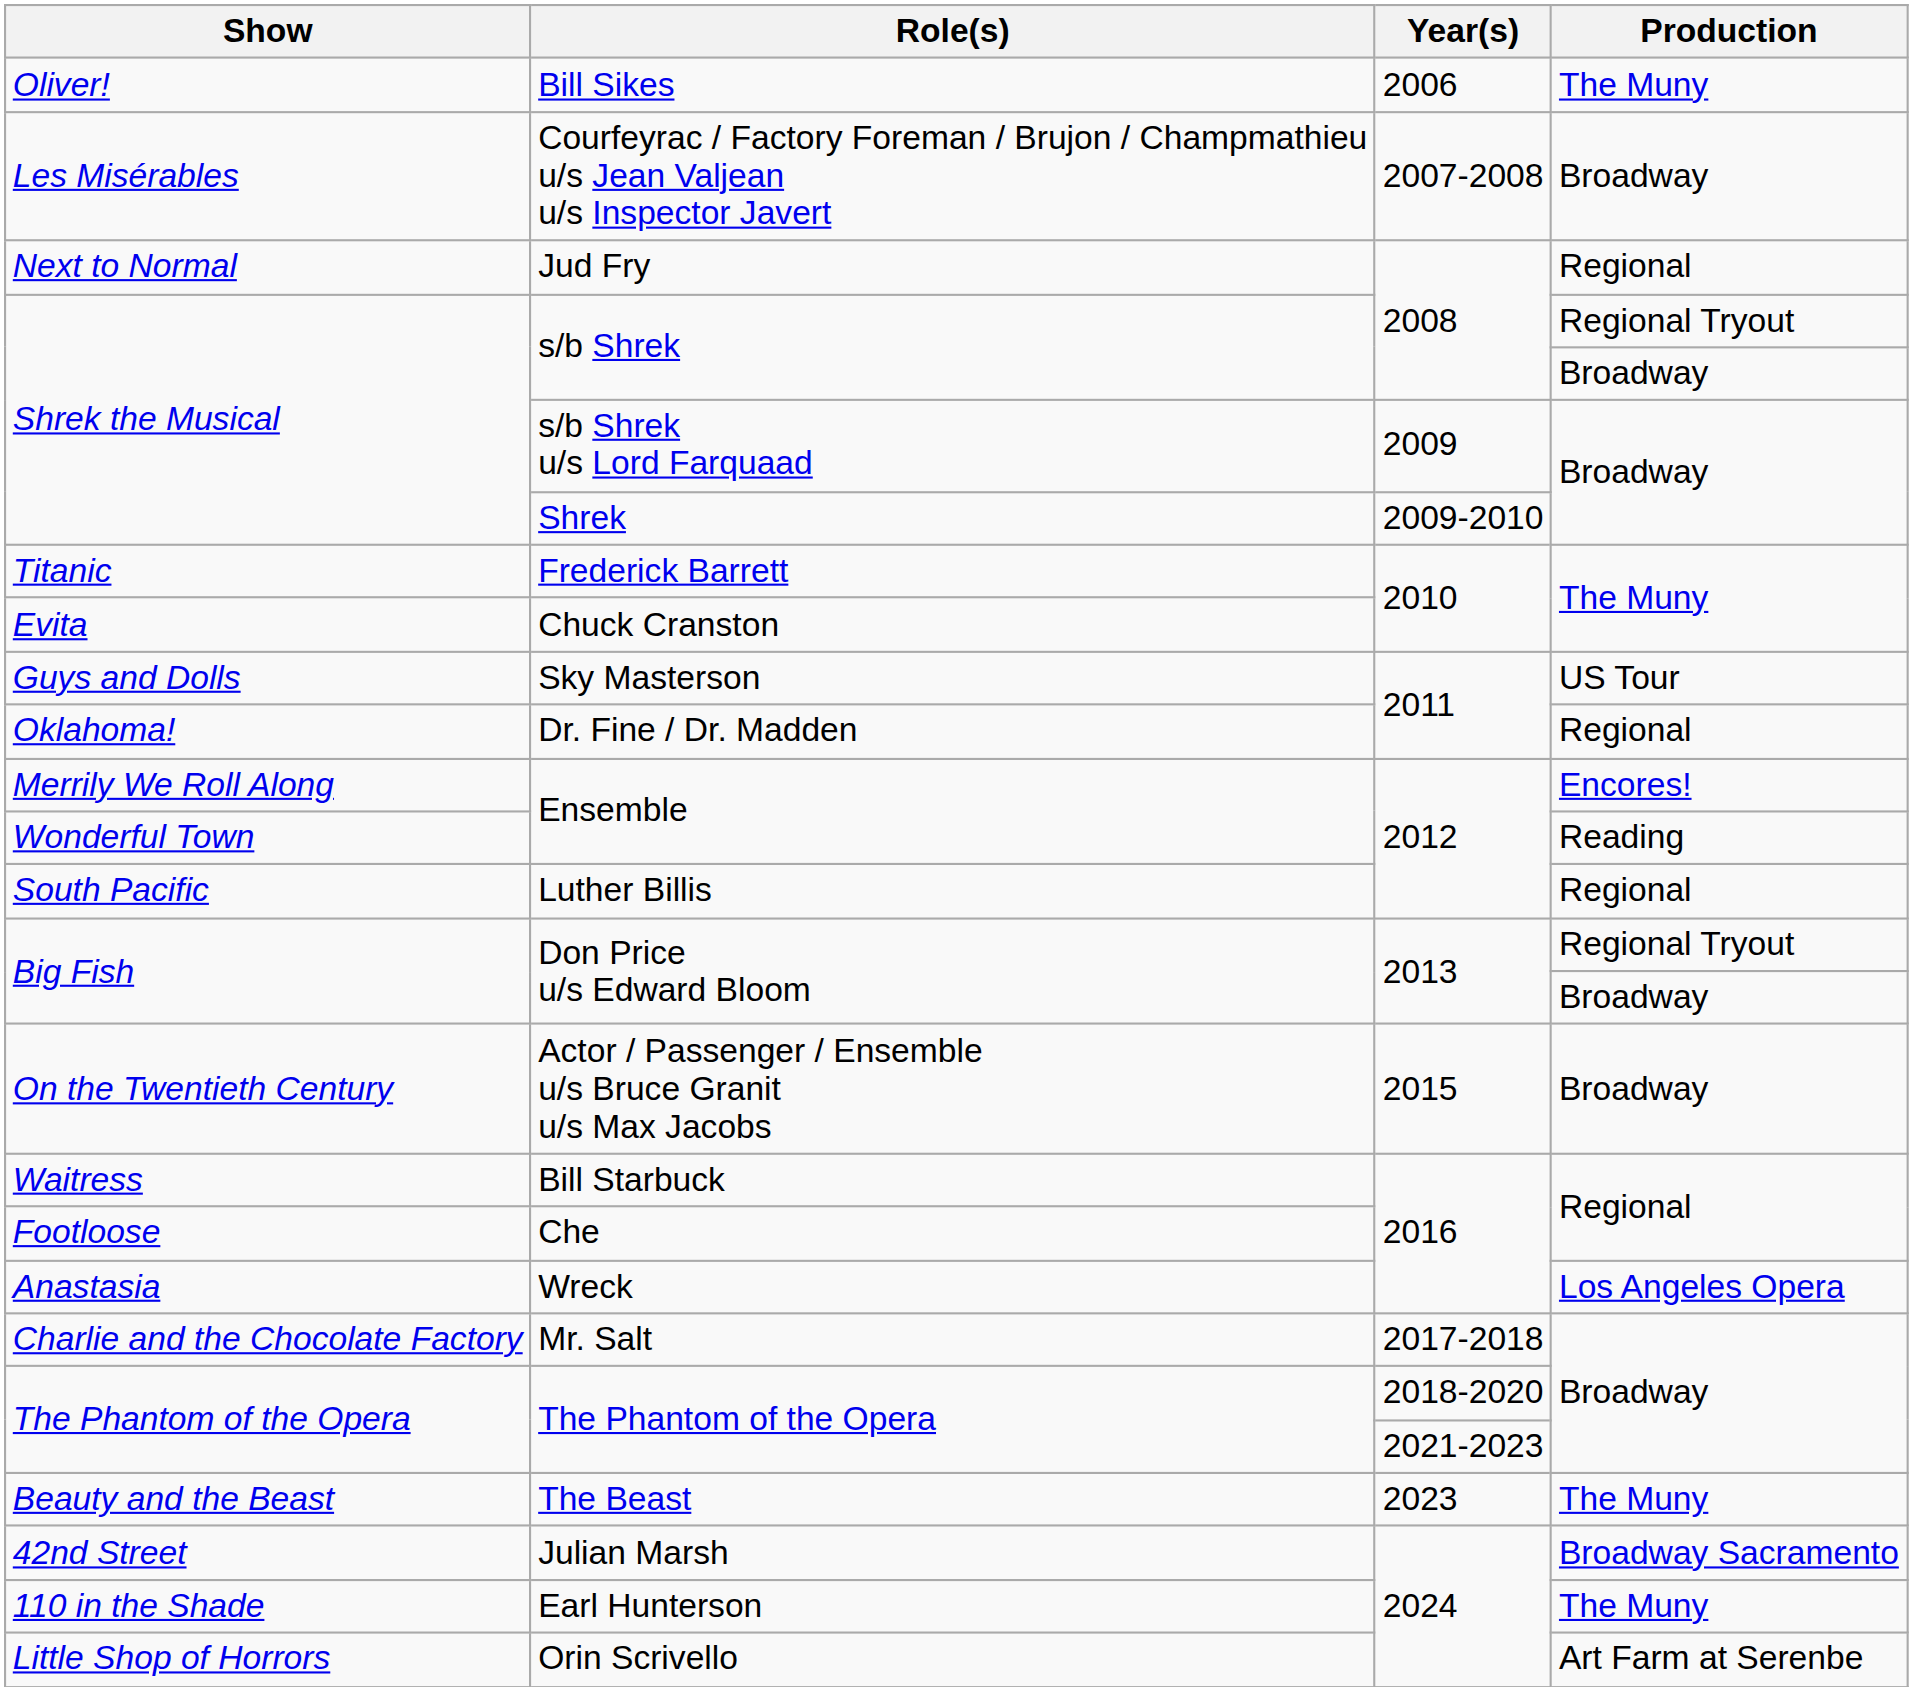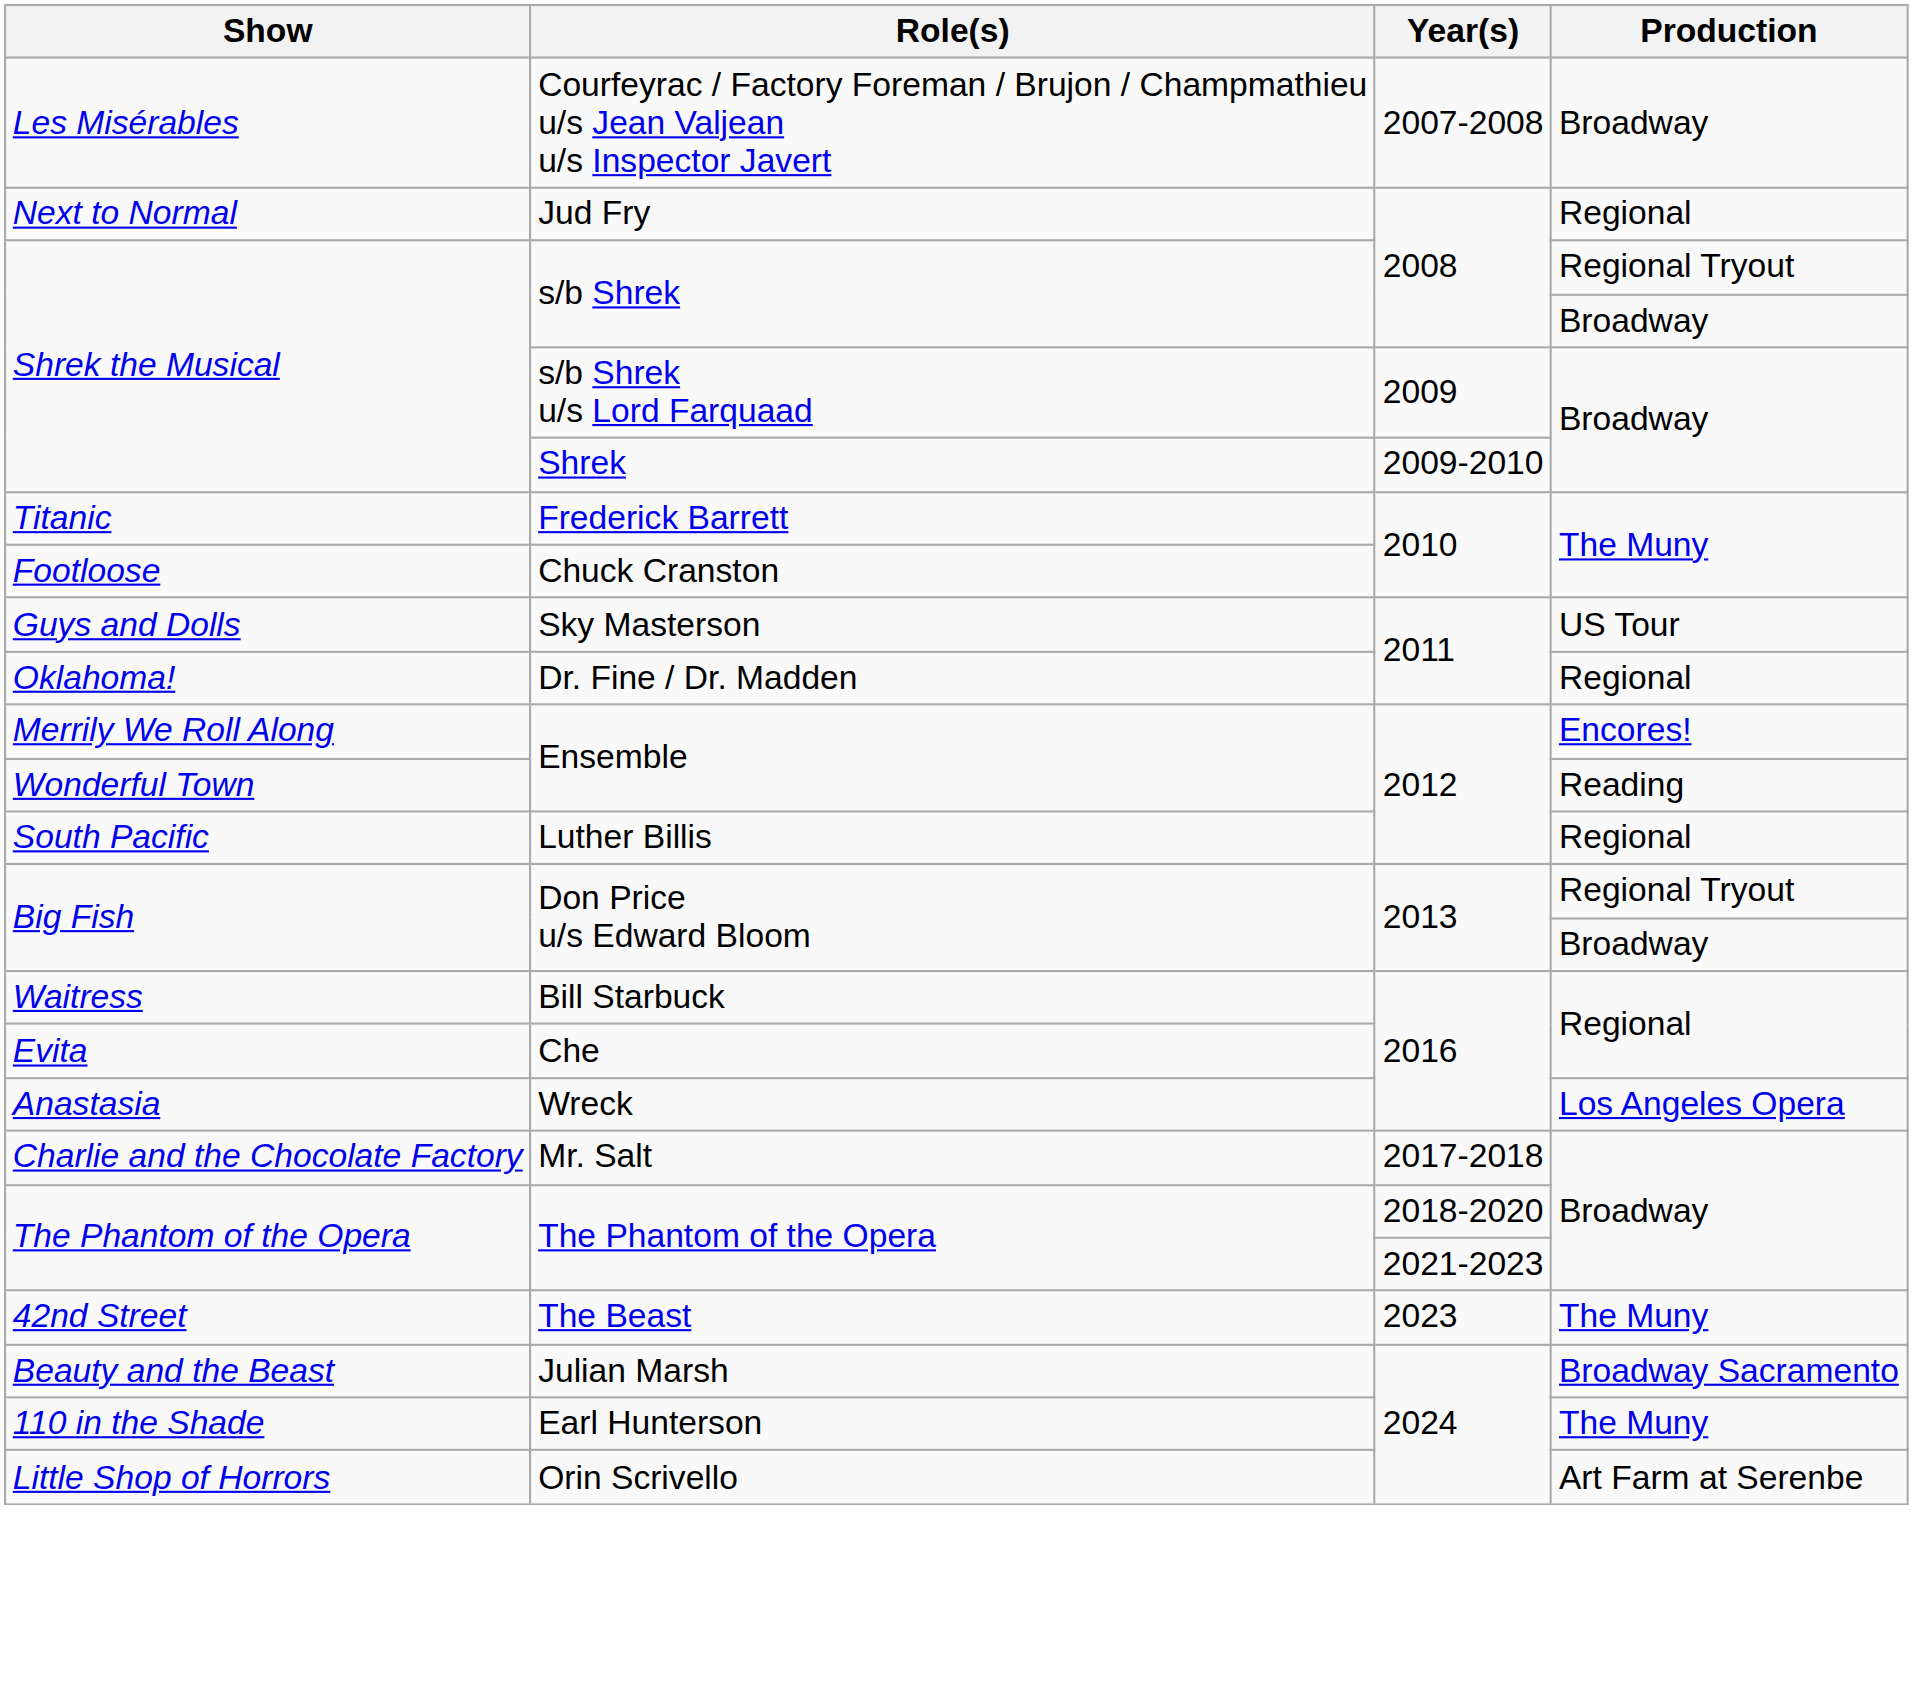- row: (606, 84)
(50, 624) Evita -> (87, 570) Footloose
- row: (760, 1088)
(87, 1232) Footloose -> (50, 1050) Evita
(173, 1499) Beauty and the Beast -> (100, 1316) 42nd Street
(100, 1552) 42nd Street -> (173, 1370) Beauty and the Beast
